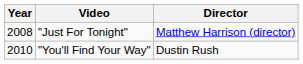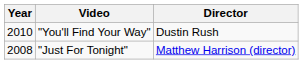rows swapped: (83, 31) <-> (94, 50)
